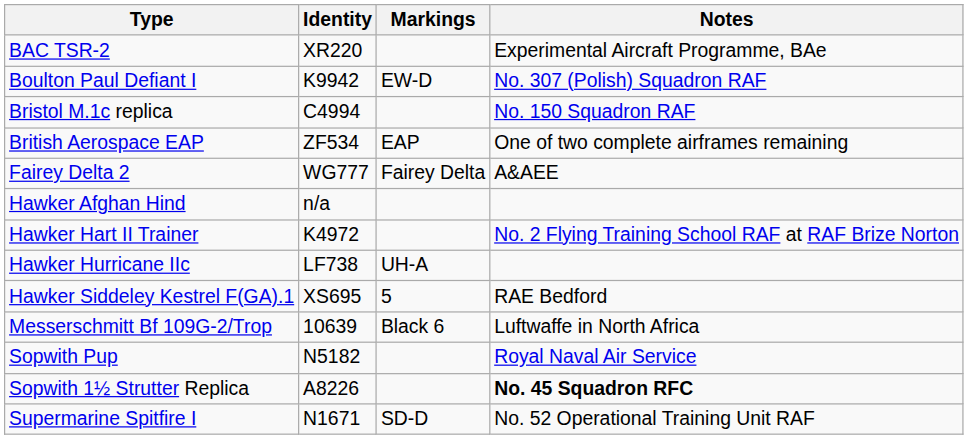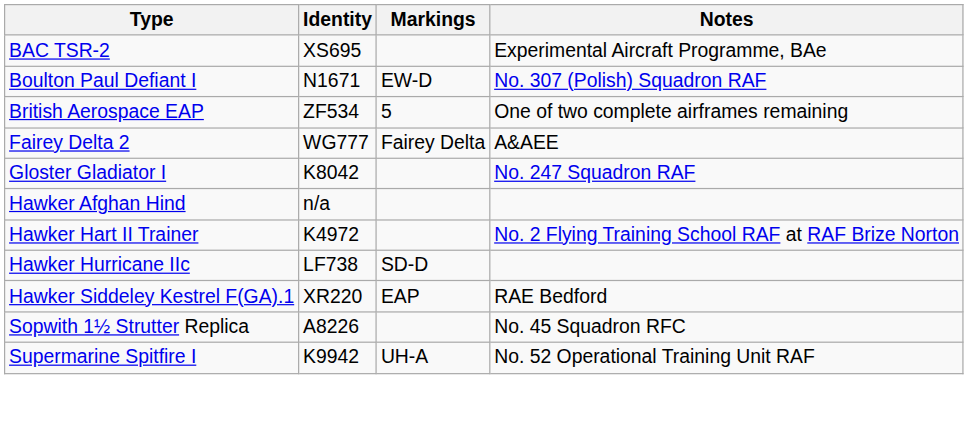(333, 50) XR220 -> (332, 50) XS695
(331, 81) K9942 -> (332, 81) N1671
- row: (91, 111)
(400, 142) EAP -> (386, 111) 5
+ row: (88, 173)
(405, 265) UH-A -> (405, 265) SD-D
(332, 296) XS695 -> (333, 296) XR220
(386, 296) 5 -> (400, 296) EAP
- row: (141, 326)
- row: (63, 357)
(594, 388) bold -> (590, 326) normal
(332, 419) N1671 -> (331, 357) K9942
(405, 419) SD-D -> (405, 357) UH-A
